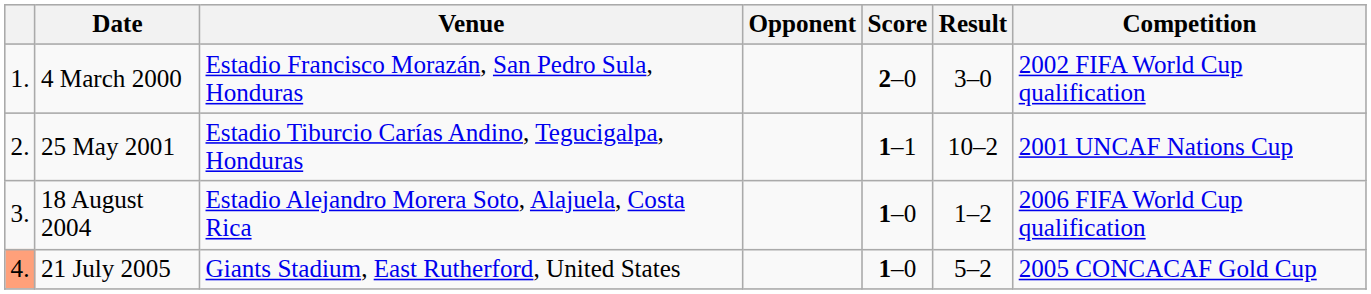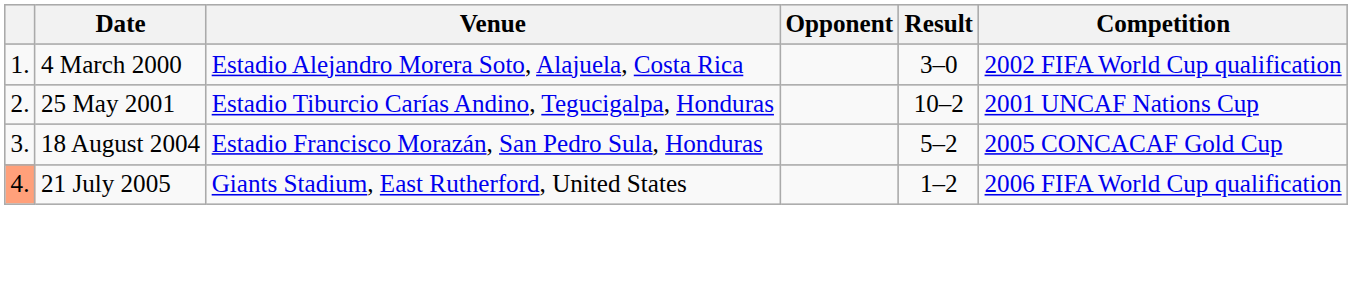- column: (897, 24)
(429, 78) Estadio Francisco Morazán, San Pedro Sula, Honduras -> (477, 64) Estadio Alejandro Morera Soto, Alajuela, Costa Rica
(445, 214) Estadio Alejandro Morera Soto, Alajuela, Costa Rica -> (487, 143) Estadio Francisco Morazán, San Pedro Sula, Honduras
(973, 214) 1–2 -> (939, 143) 5–2
(1131, 214) 2006 FIFA World Cup qualification -> (1134, 143) 2005 CONCACAF Gold Cup
(973, 268) 5–2 -> (939, 183) 1–2
(1168, 268) 2005 CONCACAF Gold Cup -> (1163, 183) 2006 FIFA World Cup qualification
